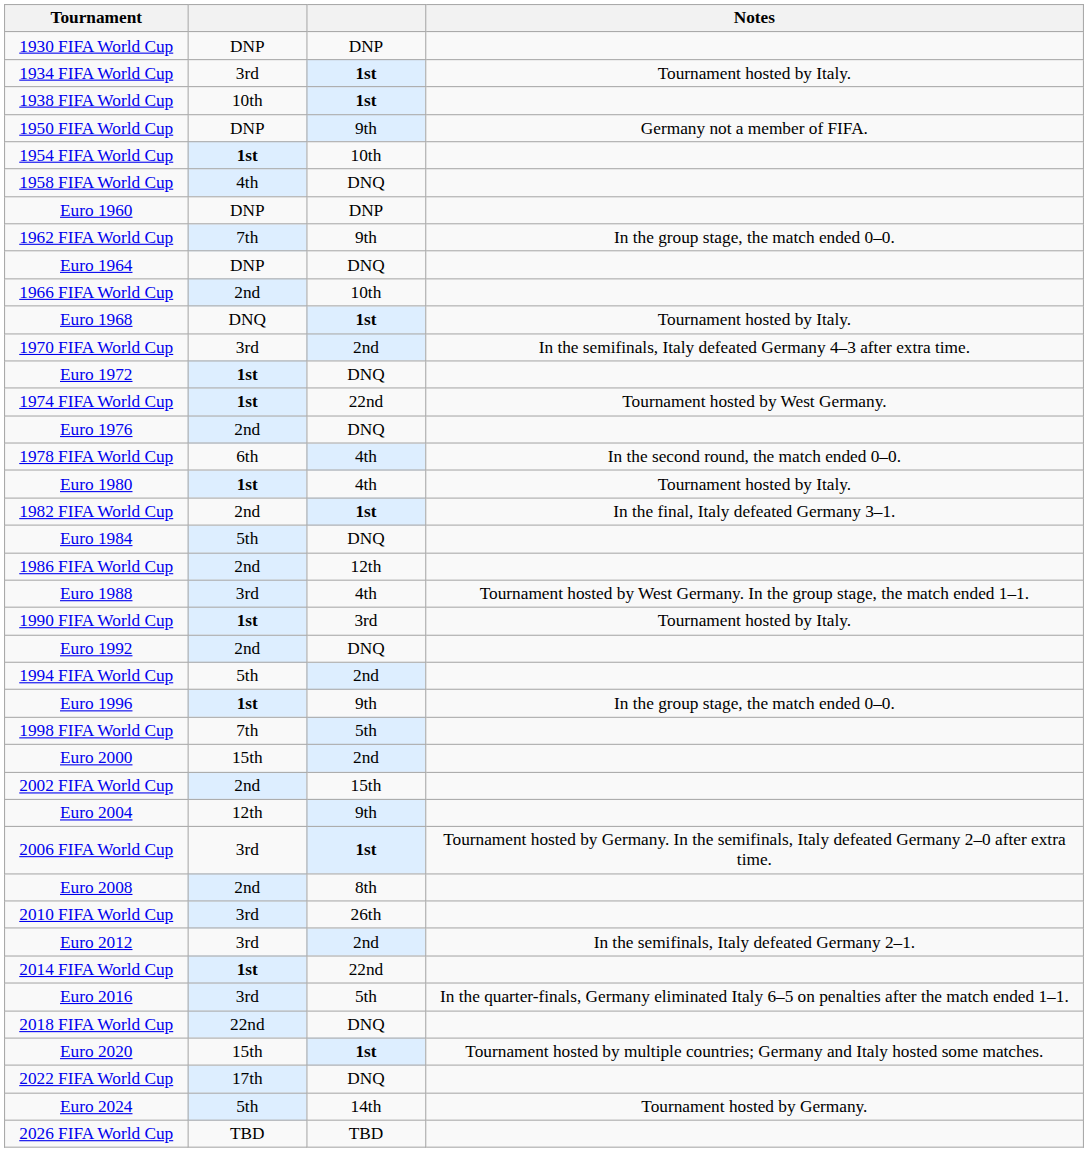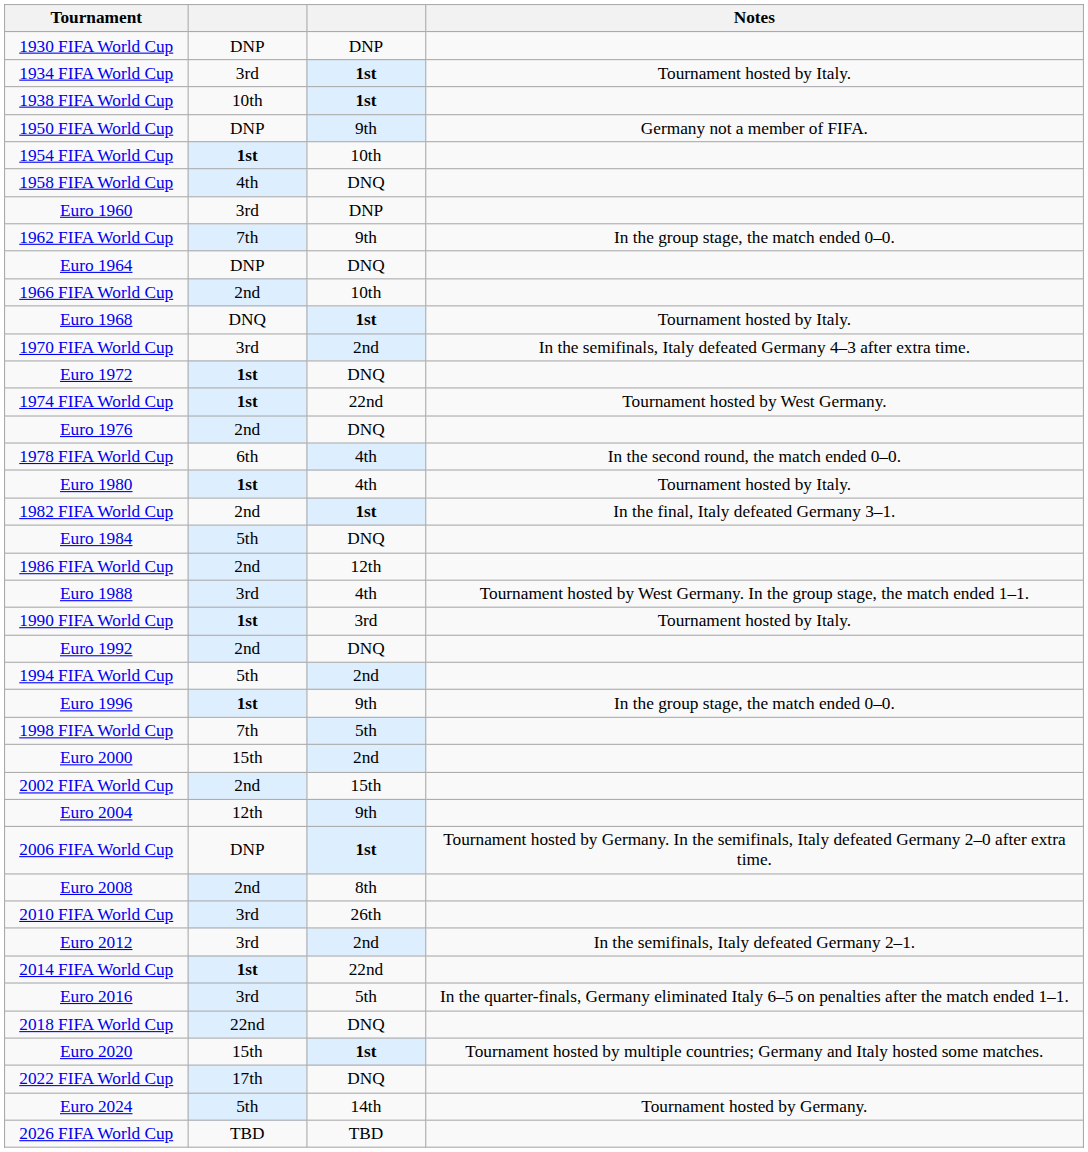(247, 210) DNP -> (247, 210) 3rd
(247, 850) 3rd -> (247, 850) DNP
